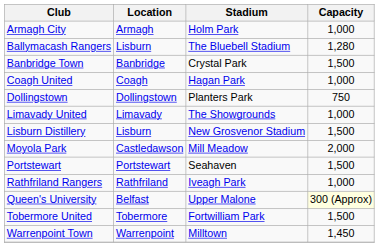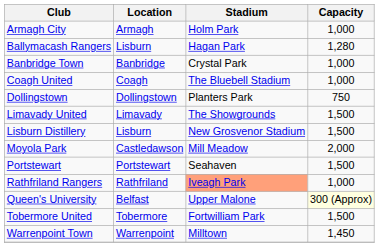(239, 47) The Bluebell Stadium -> (217, 47) Hagan Park
(341, 64) 1,500 -> (341, 64) 1,000
(217, 81) Hagan Park -> (239, 81) The Bluebell Stadium
(341, 115) 1,000 -> (341, 115) 1,500
(217, 183) no background -> (217, 183) lightsalmon background
